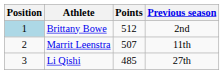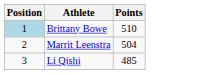- column: (182, 12)
(129, 28) 512 -> (129, 28) 510
(129, 45) 507 -> (129, 45) 504
